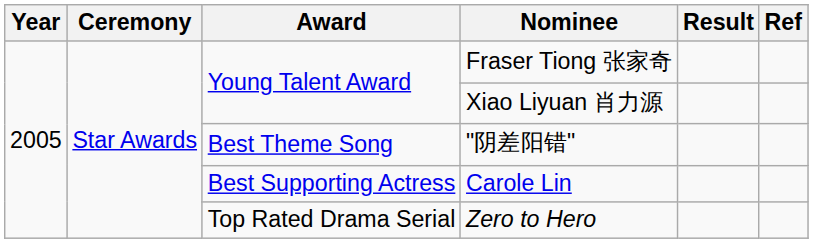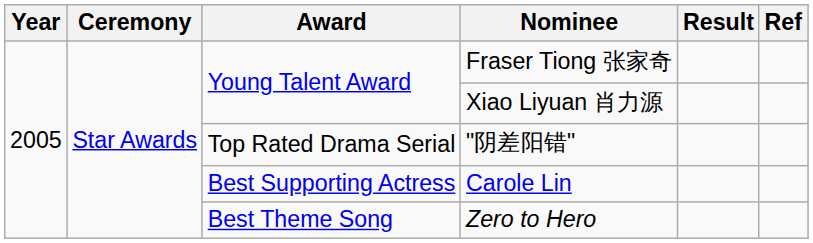(300, 144) Best Theme Song -> (332, 144) Top Rated Drama Serial
(332, 219) Top Rated Drama Serial -> (300, 219) Best Theme Song
